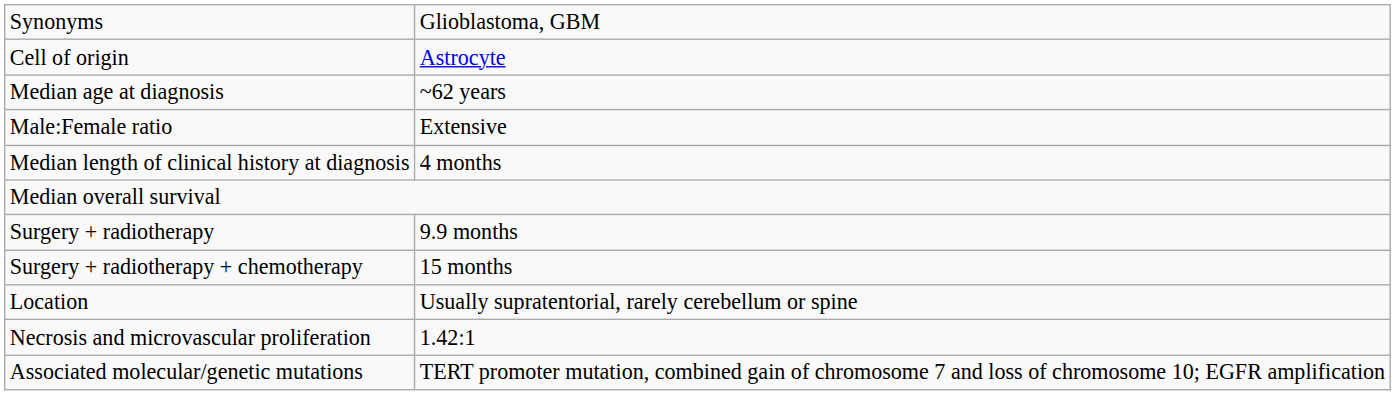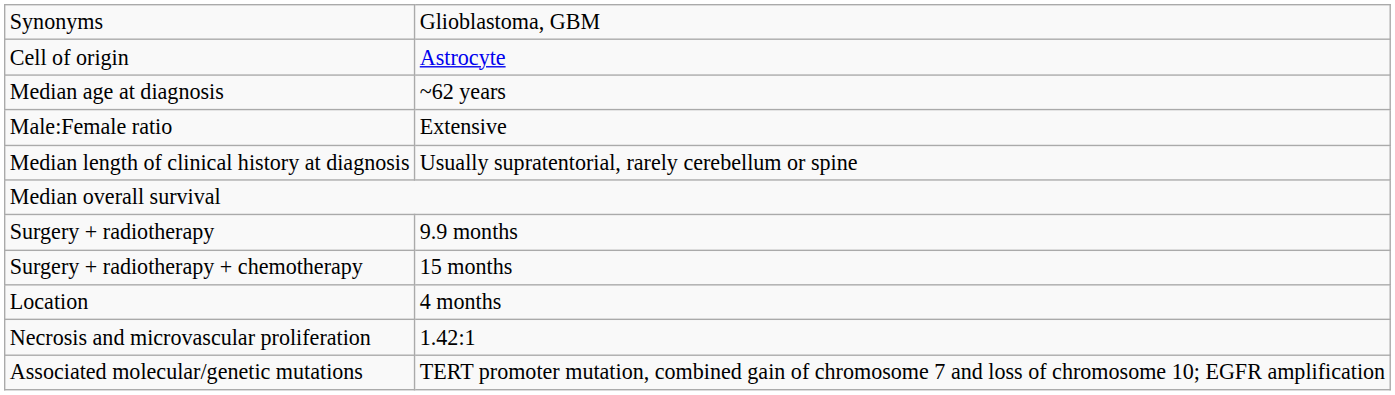(461, 162) 4 months -> (639, 162) Usually supratentorial, rarely cerebellum or spine
(639, 302) Usually supratentorial, rarely cerebellum or spine -> (461, 302) 4 months
